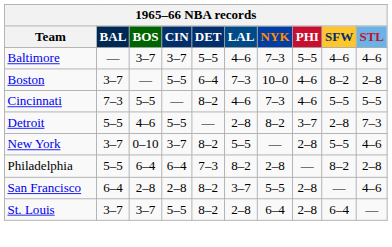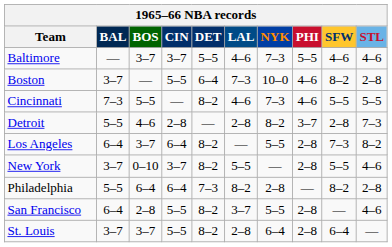(177, 123) 5–5 -> (177, 123) 2–8
+ row: (40, 144)
(177, 187) 2–8 -> (177, 209) 5–5
